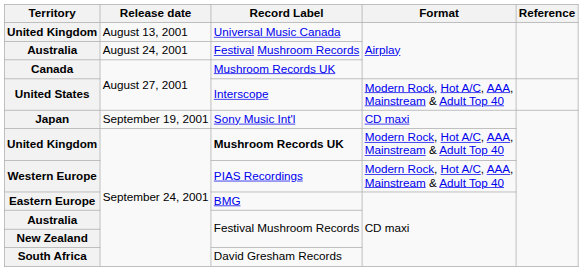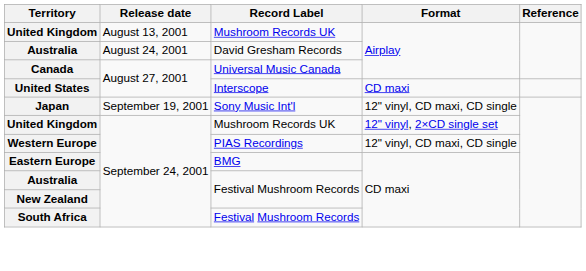(277, 32) Universal Music Canada -> (275, 32) Mushroom Records UK
(287, 50) Festival Mushroom Records -> (278, 50) David Gresham Records
(275, 69) Mushroom Records UK -> (277, 69) Universal Music Canada
(439, 94) Modern Rock, Hot A/C, AAA, Mainstream & Adult Top 40 -> (387, 87) CD maxi
(387, 119) CD maxi -> (441, 106) 12" vinyl, CD maxi, CD single
(279, 144) bold -> (275, 124) normal
(439, 144) Modern Rock, Hot A/C, AAA, Mainstream & Adult Top 40 -> (431, 124) 12" vinyl, 2×CD single set
(439, 176) Modern Rock, Hot A/C, AAA, Mainstream & Adult Top 40 -> (441, 143) 12" vinyl, CD maxi, CD single
(278, 256) David Gresham Records -> (287, 217) Festival Mushroom Records
